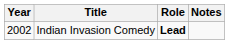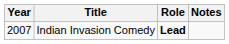(19, 30) 2002 -> (19, 30) 2007
